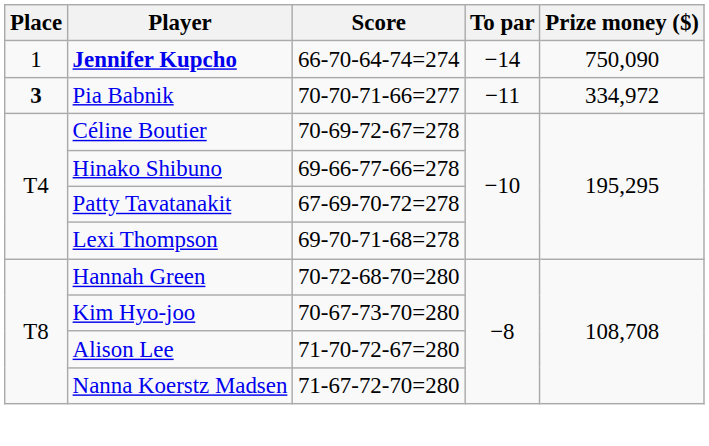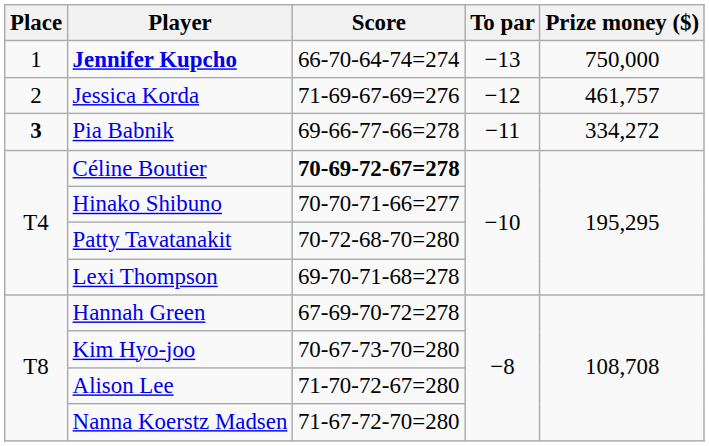(502, 58) −14 -> (503, 58) −13
(622, 58) 750,090 -> (622, 58) 750,000
+ row: (136, 95)
(379, 95) 70-70-71-66=277 -> (379, 131) 69-66-77-66=278
(622, 95) 334,972 -> (622, 131) 334,272
(379, 131) normal -> (379, 167) bold
(379, 167) 69-66-77-66=278 -> (379, 204) 70-70-71-66=277
(379, 204) 67-69-70-72=278 -> (379, 240) 70-72-68-70=280
(379, 276) 70-72-68-70=280 -> (379, 312) 67-69-70-72=278
